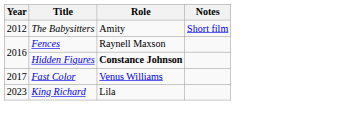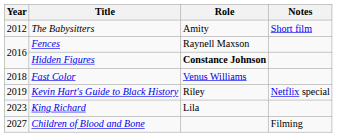(17, 76) 2017 -> (17, 76) 2018
+ row: (105, 92)
+ row: (88, 124)
